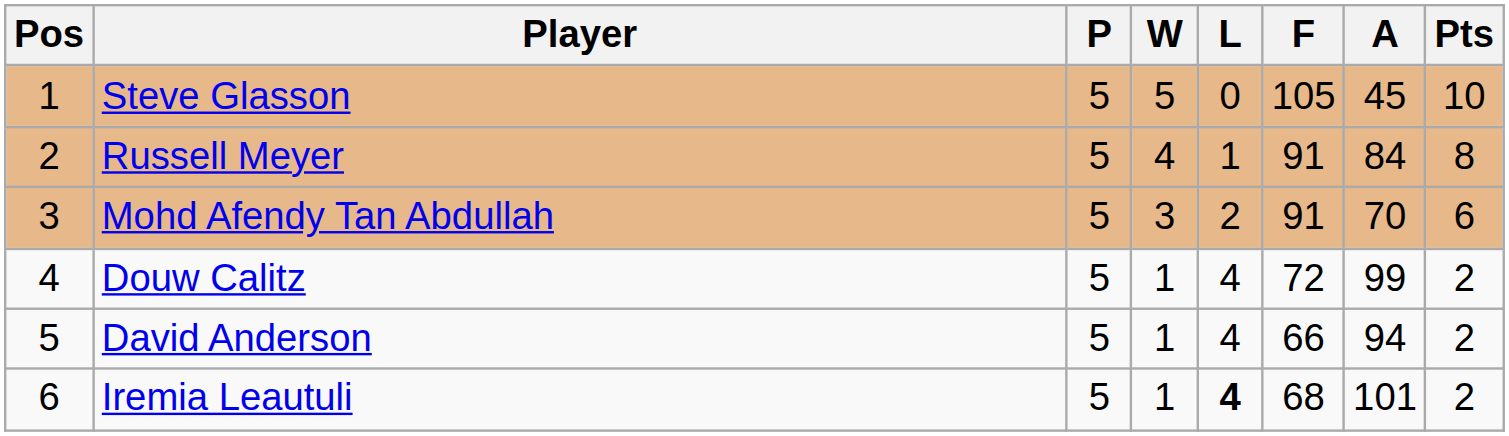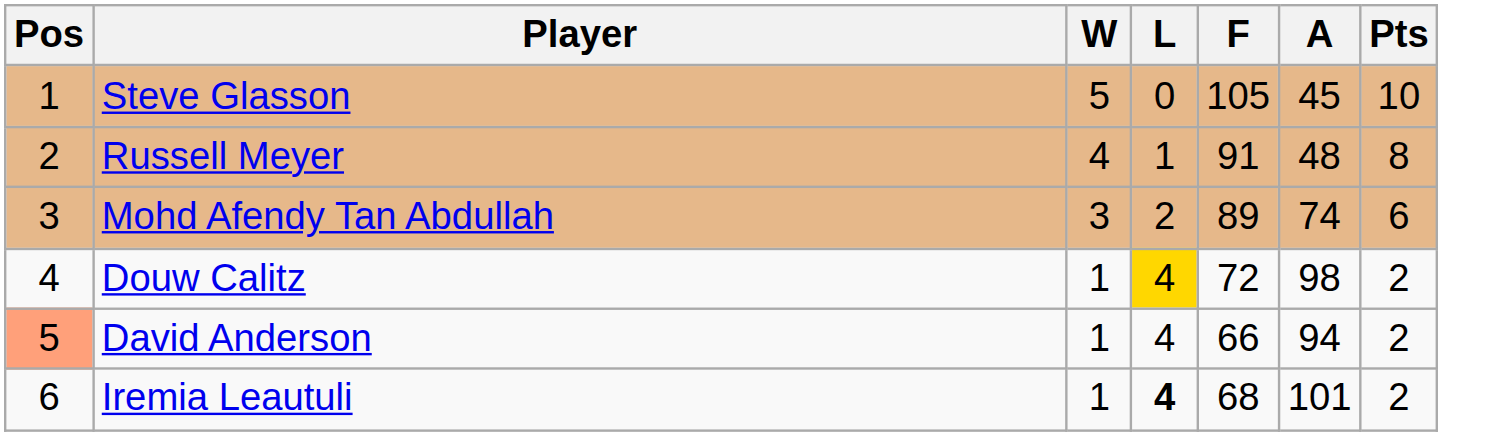- column: (1099, 34)
(1385, 156) 84 -> (1320, 156) 48
(1304, 216) 91 -> (1238, 216) 89
(1385, 216) 70 -> (1320, 216) 74
(1230, 277) no background -> (1165, 277) gold background
(1385, 277) 99 -> (1320, 277) 98
(49, 338) no background -> (49, 338) lightsalmon background
